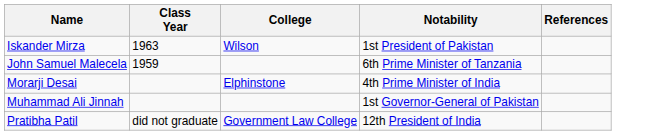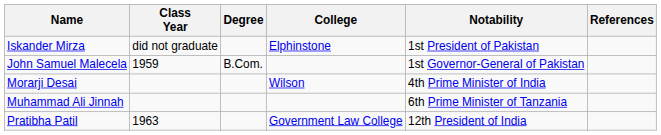+ column: (243, 20)
(146, 45) 1963 -> (175, 45) did not graduate
(241, 45) Wilson -> (300, 45) Elphinstone
(442, 64) 6th Prime Minister of Tanzania -> (496, 64) 1st Governor-General of Pakistan
(254, 83) Elphinstone -> (287, 83) Wilson
(451, 102) 1st Governor-General of Pakistan -> (488, 102) 6th Prime Minister of Tanzania
(175, 121) did not graduate -> (146, 121) 1963
